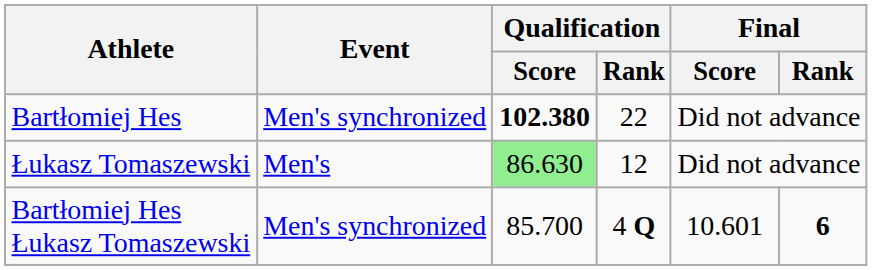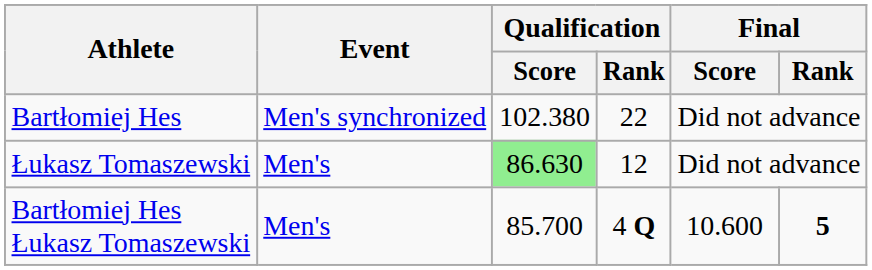(545, 117) bold -> (545, 117) normal
(375, 226) Men's synchronized -> (297, 226) Men's
(725, 226) 10.601 -> (725, 226) 10.600
(823, 226) 6 -> (823, 226) 5
